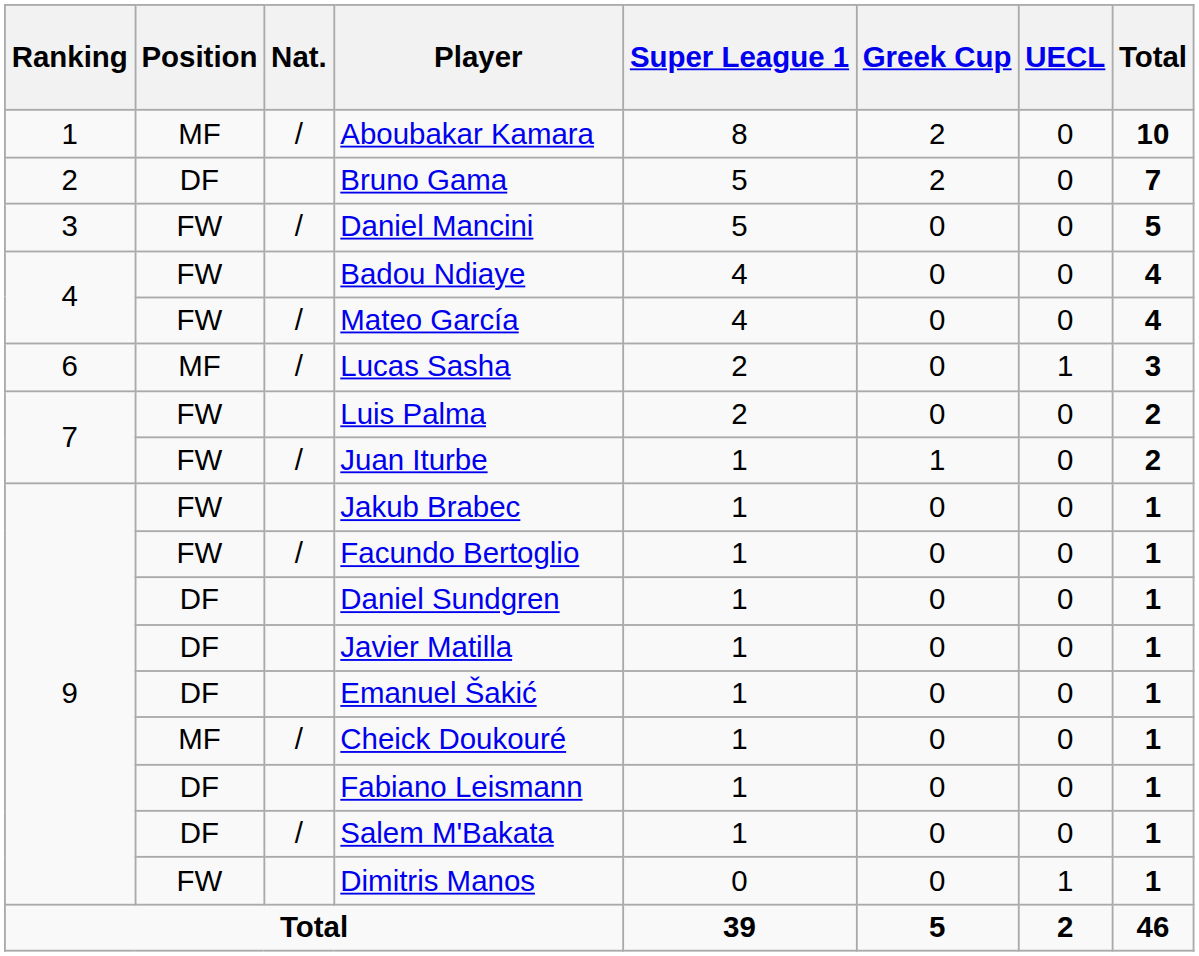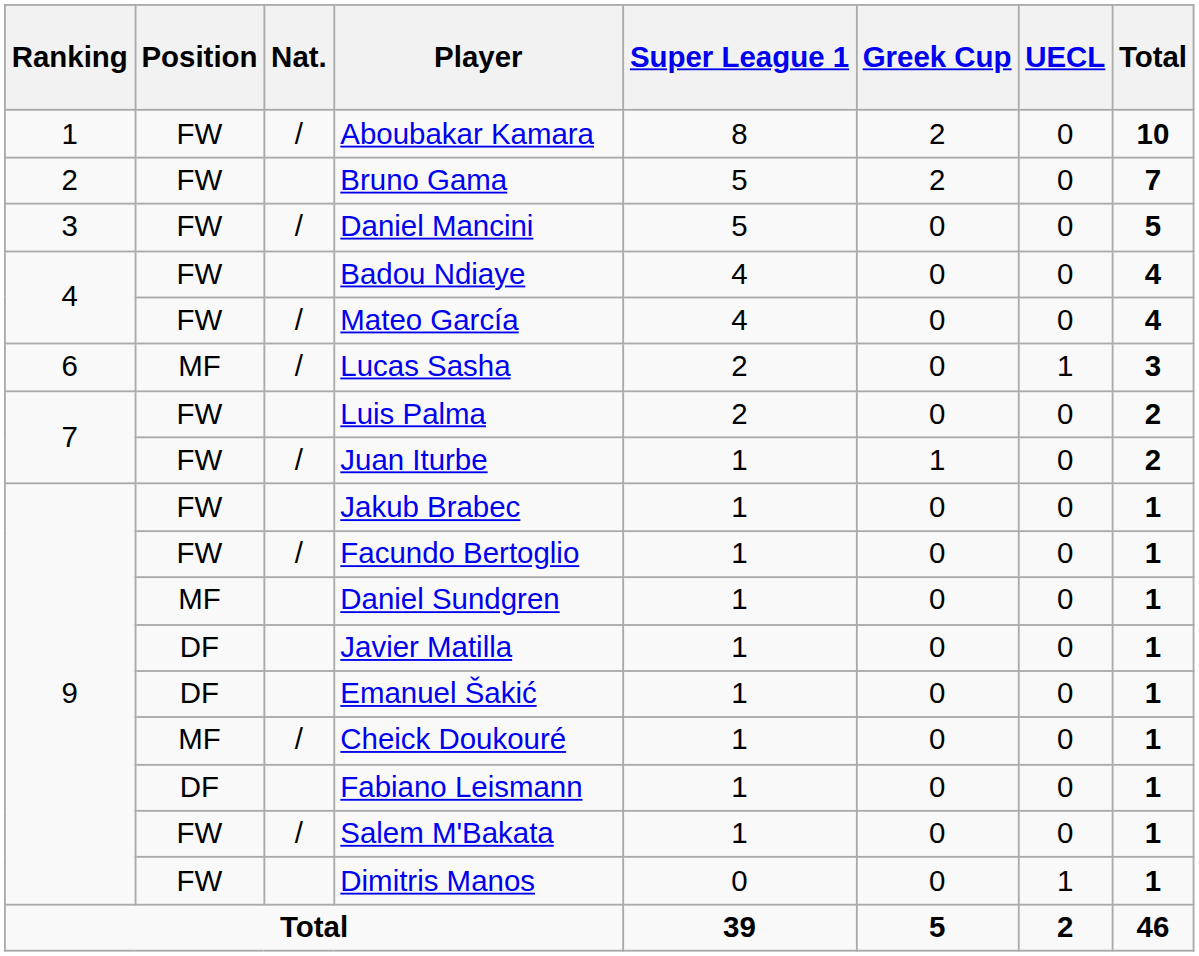(199, 133) MF -> (199, 133) FW
(199, 180) DF -> (199, 180) FW
(199, 600) DF -> (199, 600) MF
(199, 833) DF -> (199, 833) FW
